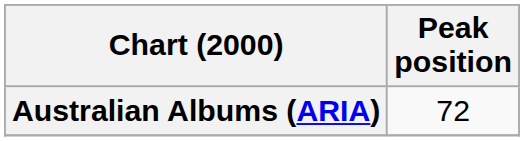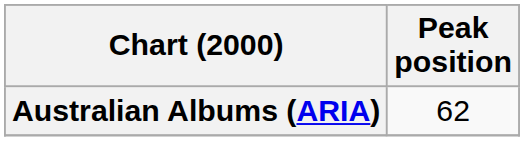(453, 110) 72 -> (453, 110) 62
